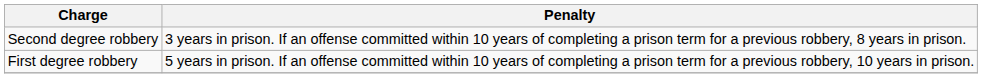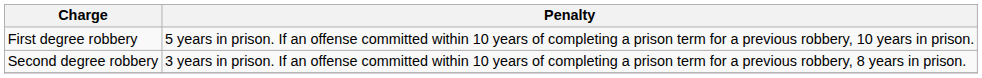rows swapped: (73, 61) <-> (83, 38)
